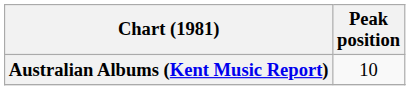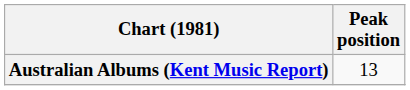(369, 69) 10 -> (369, 69) 13
